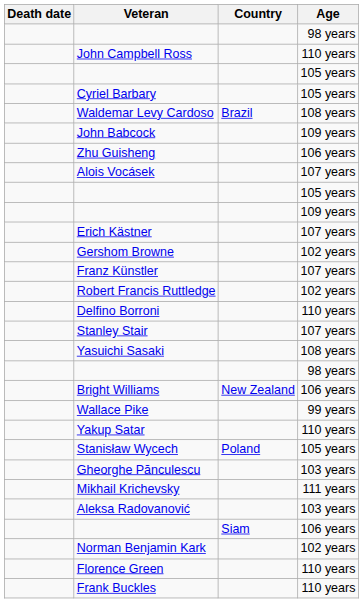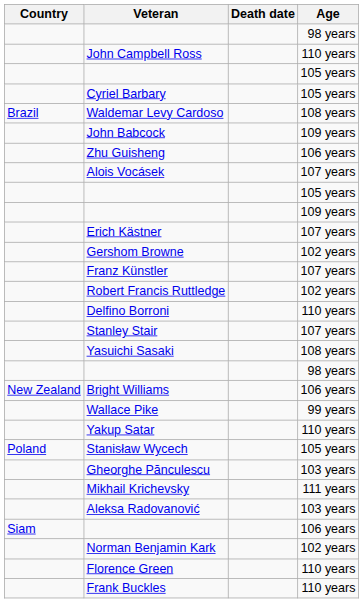columns swapped: (258, 14) <-> (39, 14)
